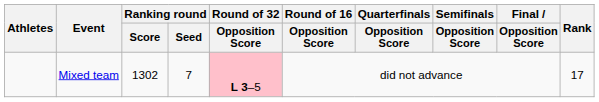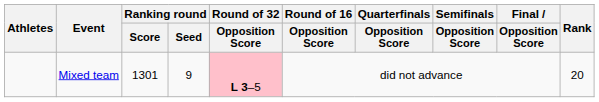(145, 75) 1302 -> (145, 75) 1301
(189, 75) 7 -> (189, 75) 9
(577, 75) 17 -> (577, 75) 20
